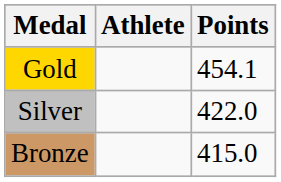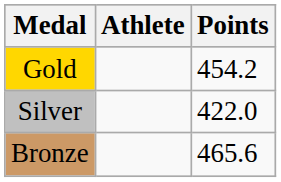(227, 68) 454.1 -> (227, 68) 454.2
(227, 153) 415.0 -> (227, 153) 465.6
